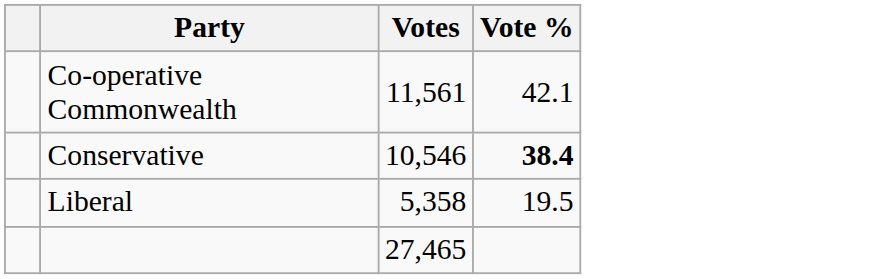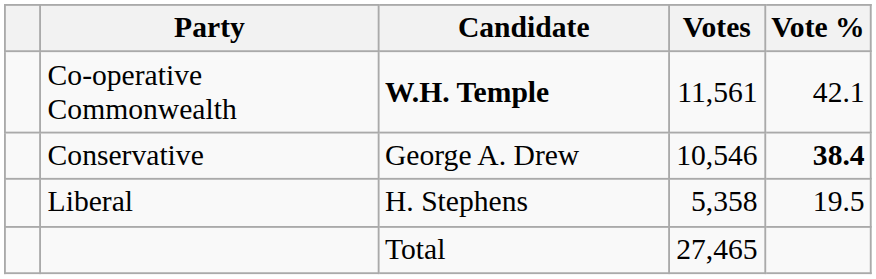+ column: (524, 27)
